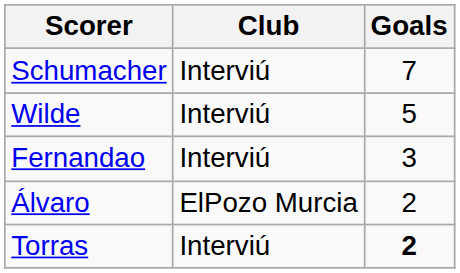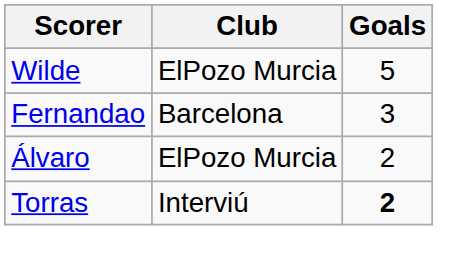- row: (89, 70)
(225, 114) Interviú -> (247, 70) ElPozo Murcia
(225, 158) Interviú -> (220, 114) Barcelona
